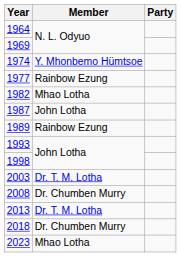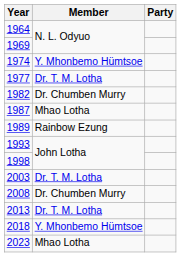(71, 78) Rainbow Ezung -> (68, 78) Dr. T. M. Lotha
(62, 95) Mhao Lotha -> (80, 95) Dr. Chumben Murry
(60, 111) John Lotha -> (62, 111) Mhao Lotha
(80, 227) Dr. Chumben Murry -> (89, 227) Y. Mhonbemo Hümtsoe
